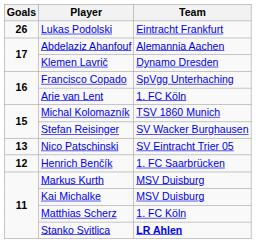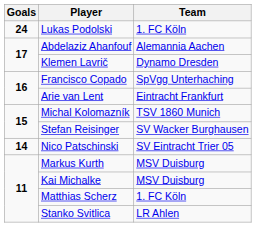(21, 29) 26 -> (21, 29) 24
(180, 29) Eintracht Frankfurt -> (161, 29) 1. FC Köln
(161, 96) 1. FC Köln -> (180, 96) Eintracht Frankfurt
(21, 146) 13 -> (21, 146) 14
- row: (77, 163)
(159, 230) bold -> (158, 213) normal
